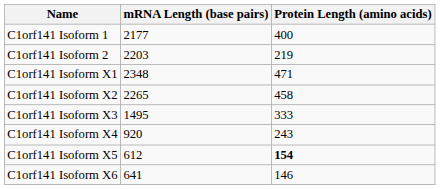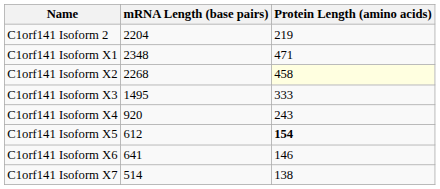- row: (58, 34)
(136, 54) 2203 -> (136, 34) 2204
(136, 94) 2265 -> (136, 74) 2268
(284, 94) no background -> (284, 74) lightyellow background
+ row: (62, 174)
